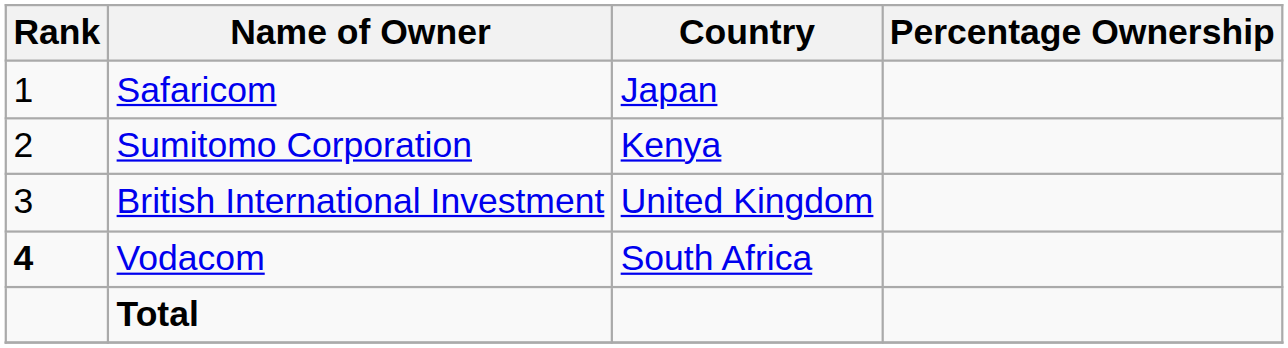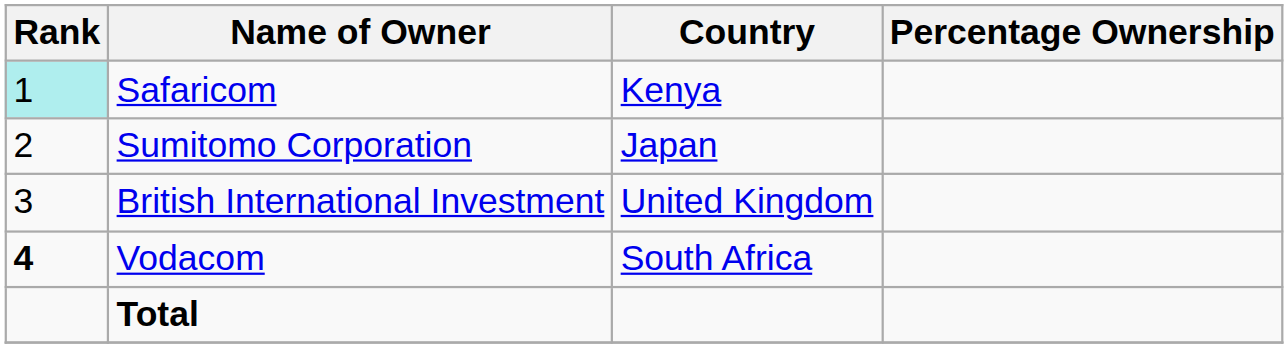(23, 88) no background -> (23, 88) paleturquoise background
(669, 88) Japan -> (671, 88) Kenya
(671, 145) Kenya -> (669, 145) Japan
